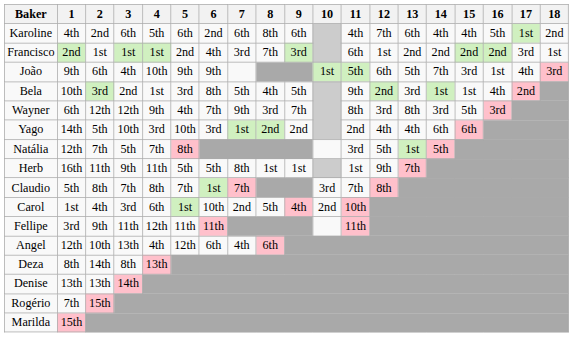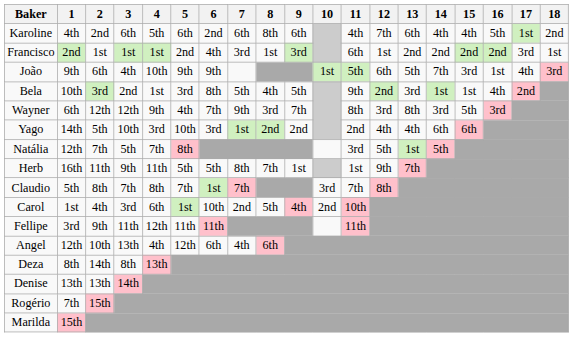(270, 52) 7th -> (270, 52) 1st
(270, 168) 1st -> (270, 168) 7th
